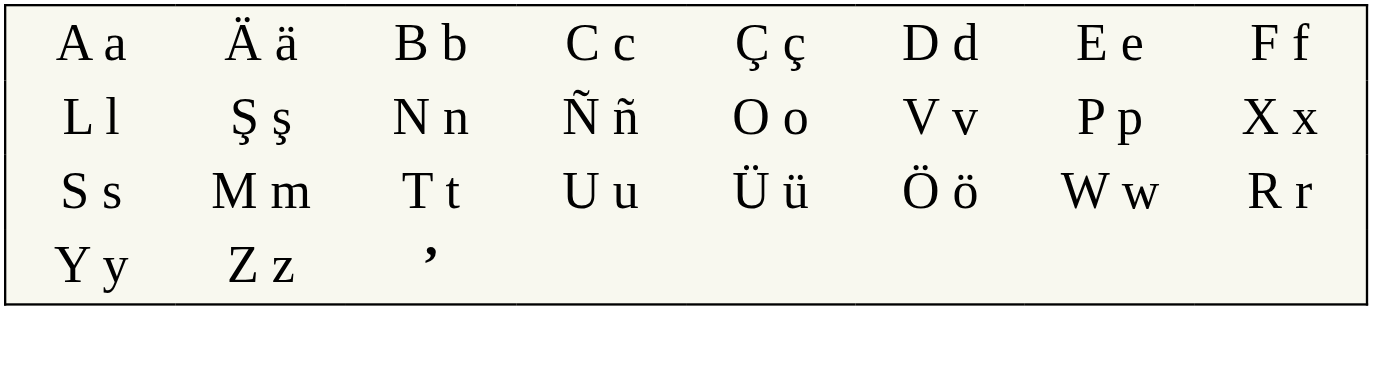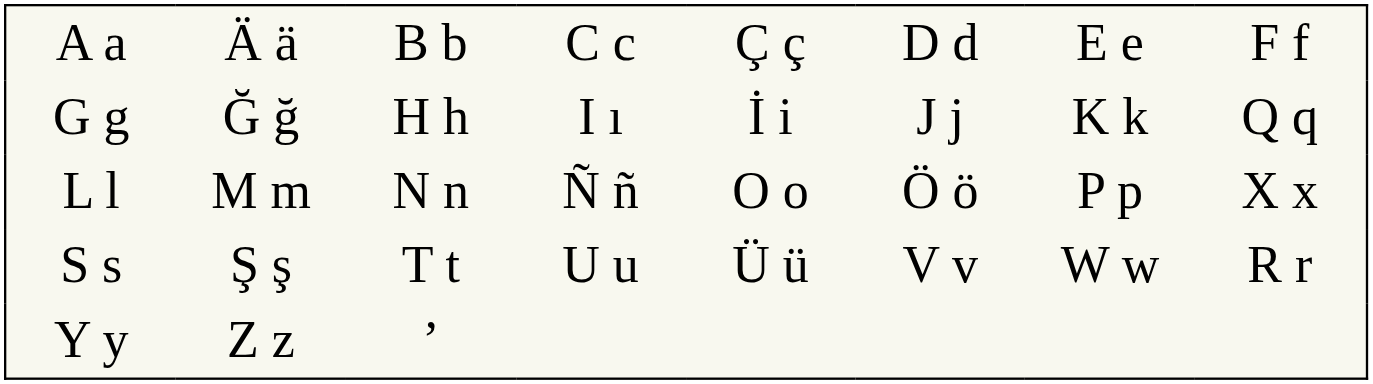+ row: (91, 117)
(261, 117) Ş ş -> (261, 191) M m
(940, 117) V v -> (940, 191) Ö ö
(261, 191) M m -> (261, 265) Ş ş
(940, 191) Ö ö -> (940, 265) V v
(431, 265) bold -> (431, 339) normal
